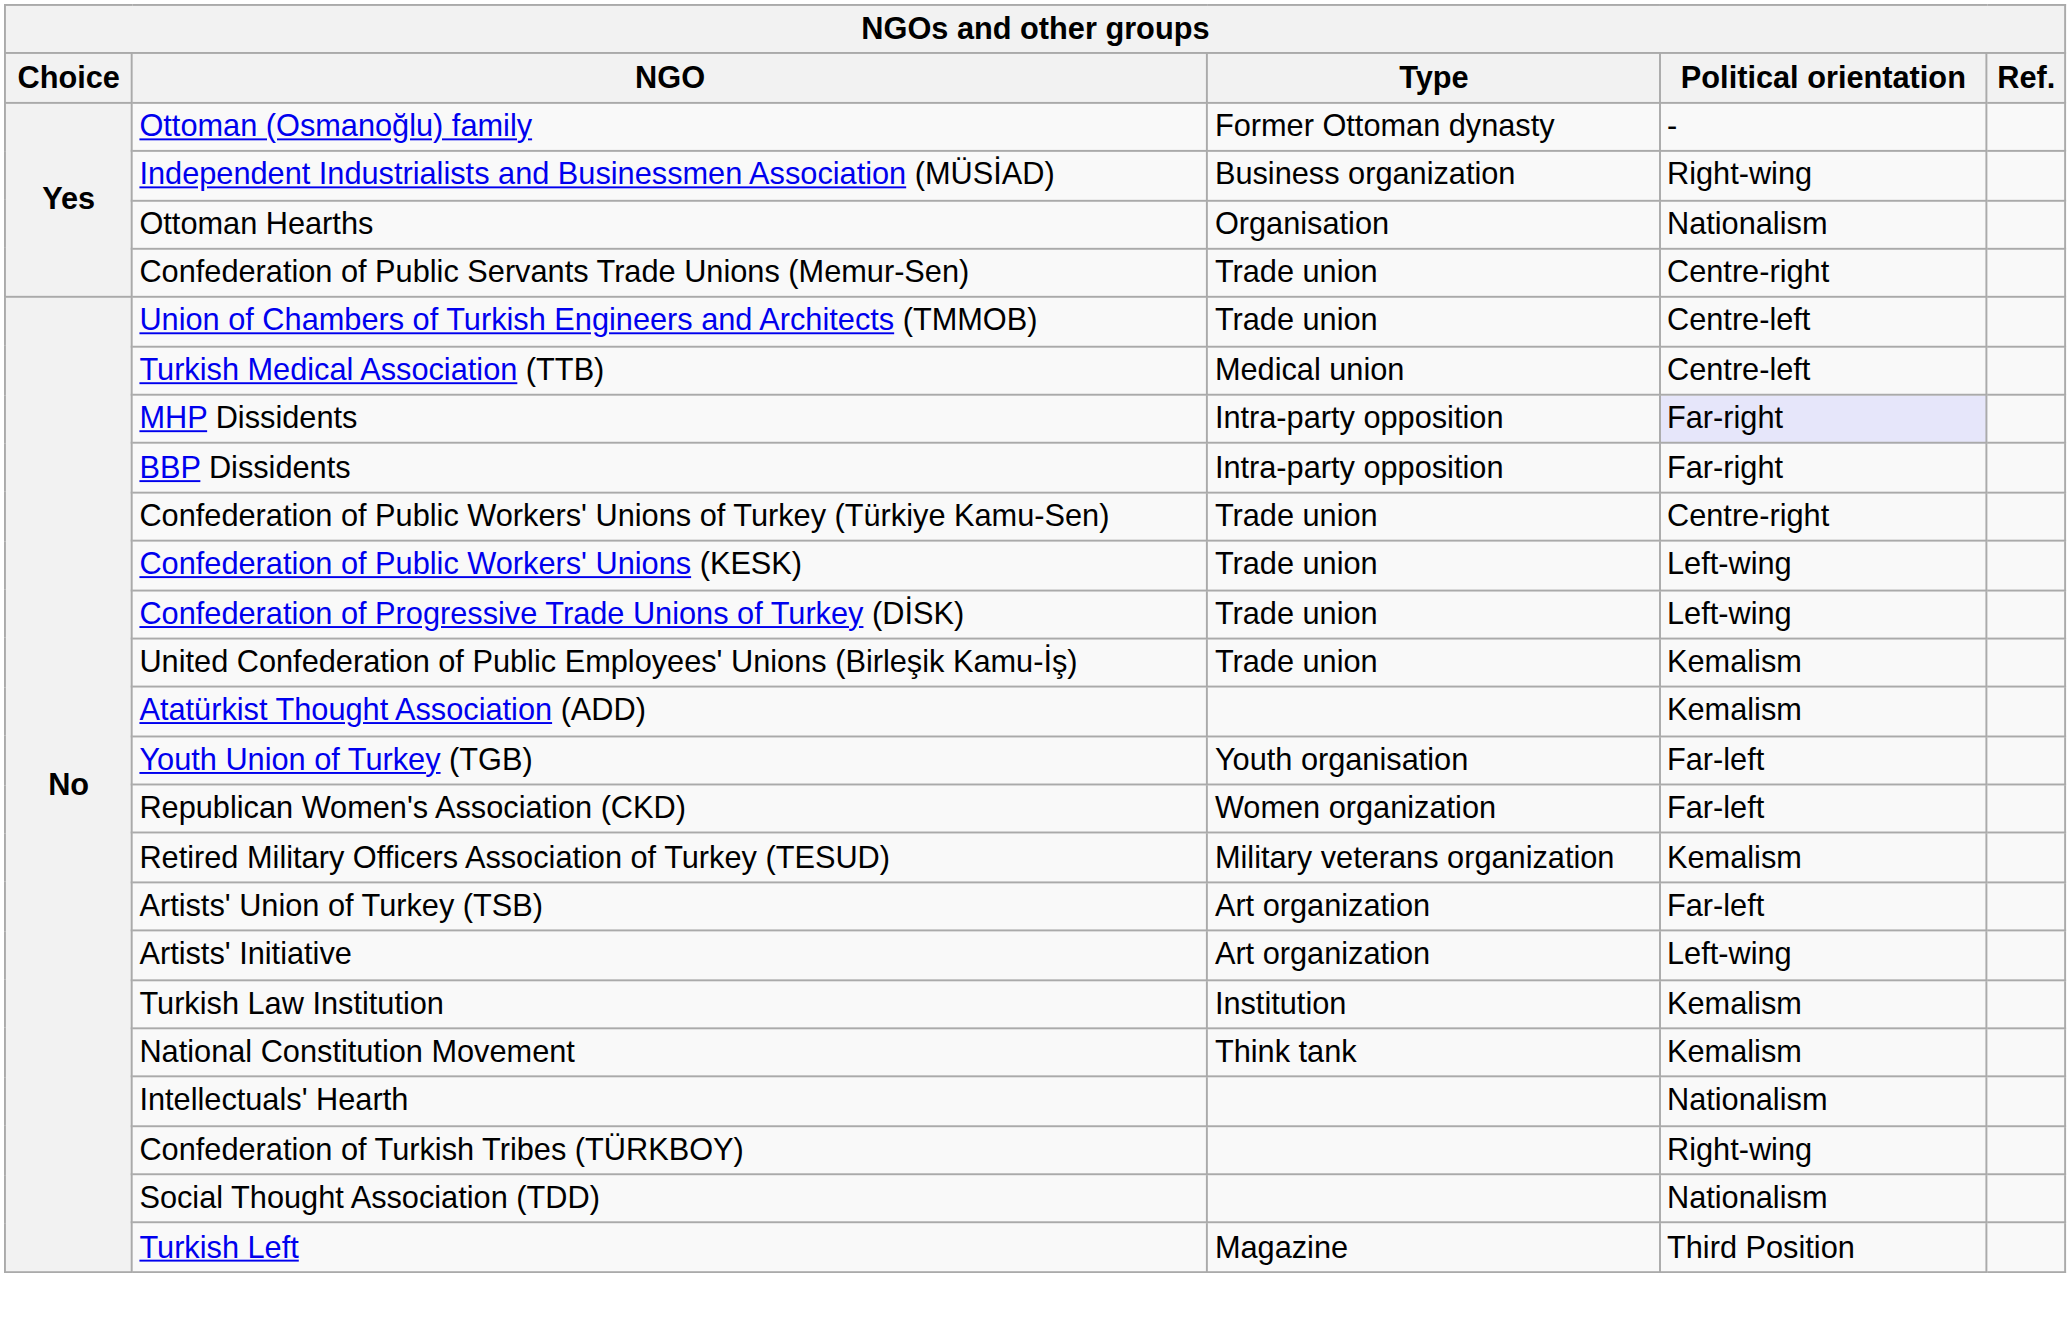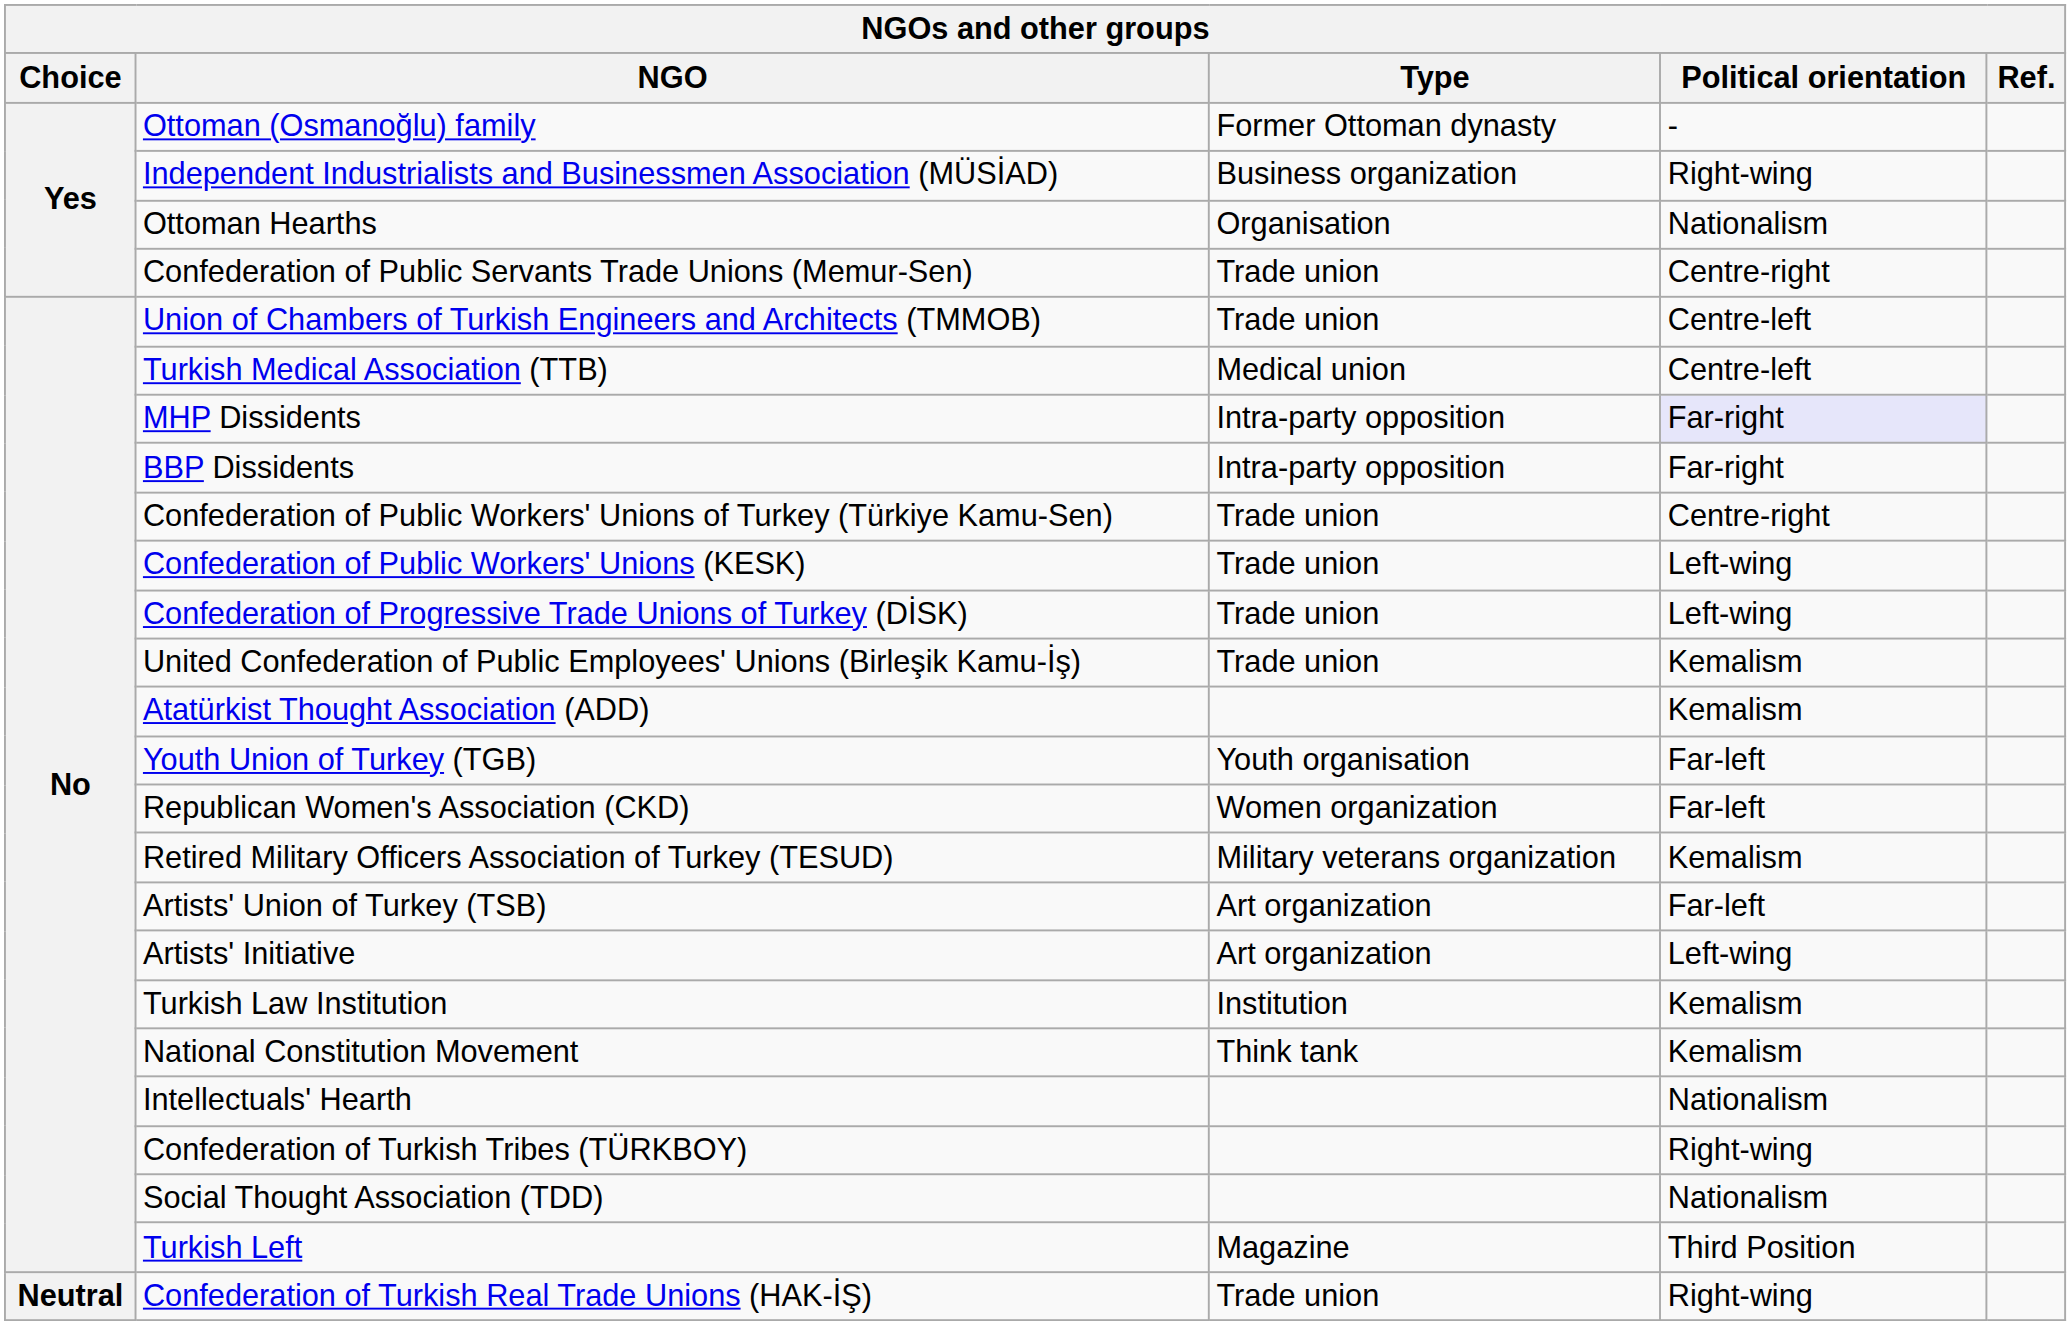+ row: (507, 1295)
